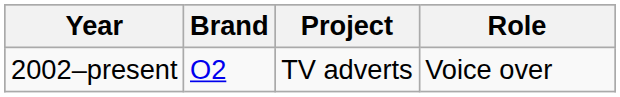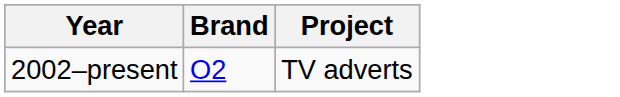- column: (517, 26)
